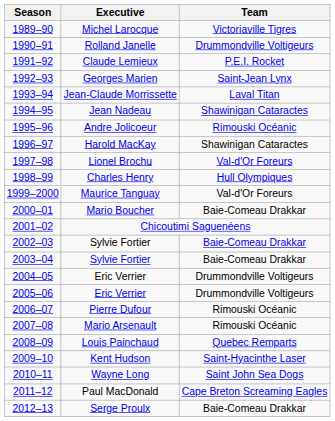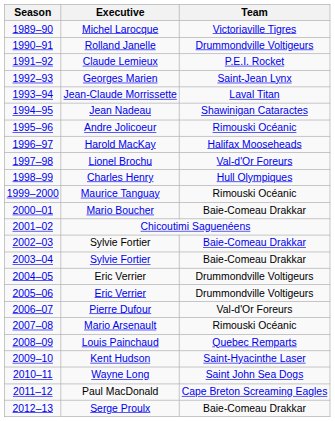(254, 144) Shawinigan Cataractes -> (255, 144) Halifax Mooseheads
(255, 194) Val-d'Or Foreurs -> (255, 194) Rimouski Océanic
(255, 309) Rimouski Océanic -> (255, 309) Val-d'Or Foreurs
